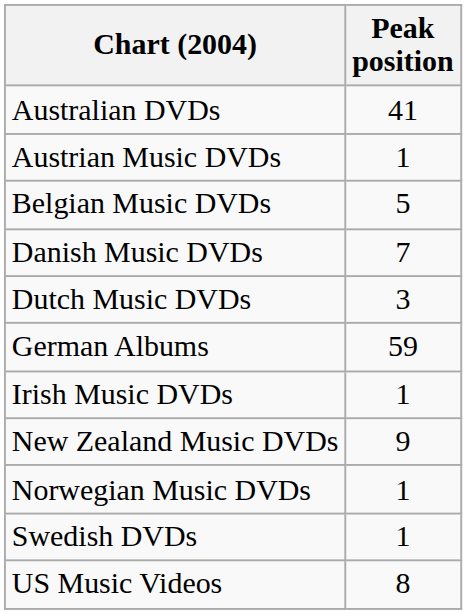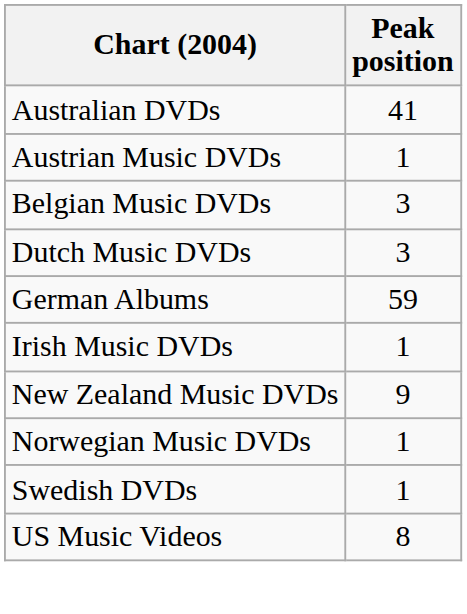(403, 204) 5 -> (403, 204) 3
- row: (137, 251)
